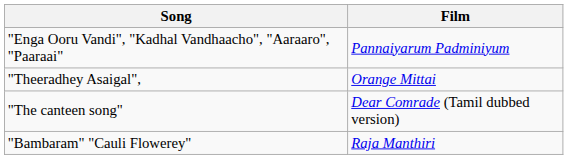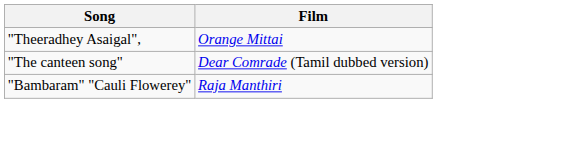- row: (169, 47)
